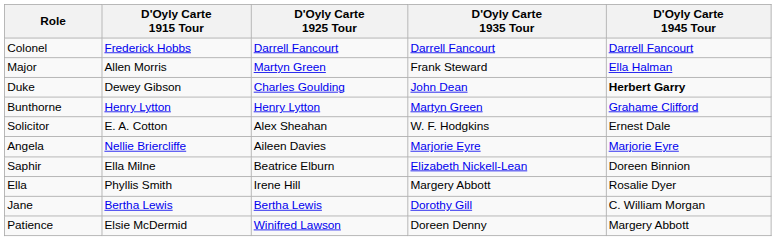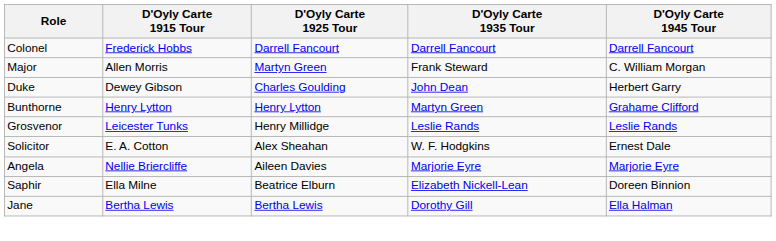(640, 68) Ella Halman -> (657, 68) C. William Morgan
(647, 87) bold -> (645, 87) normal
+ row: (35, 127)
- row: (17, 186)
(657, 206) C. William Morgan -> (641, 206) Ella Halman
- row: (30, 225)
